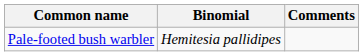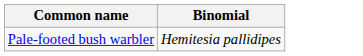- column: (321, 16)
